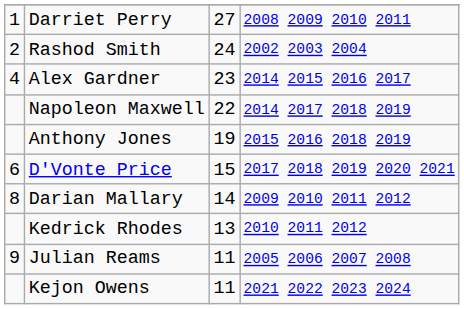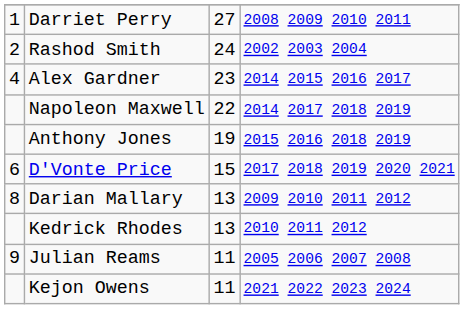(225, 199) 14 -> (225, 199) 13
